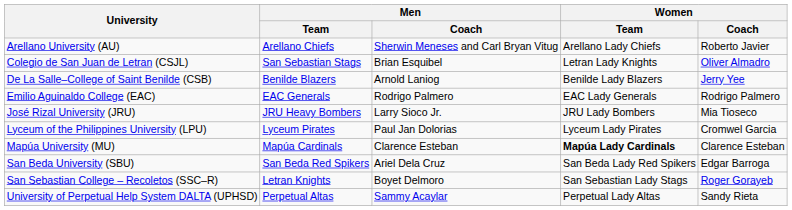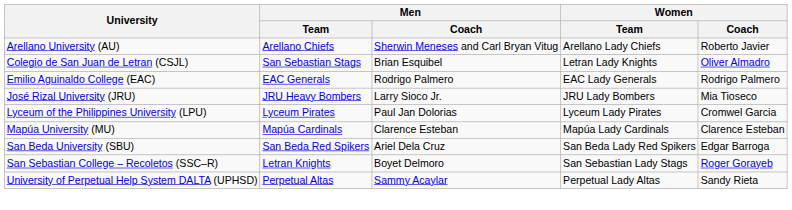- row: (109, 79)
(619, 146) bold -> (616, 130) normal
